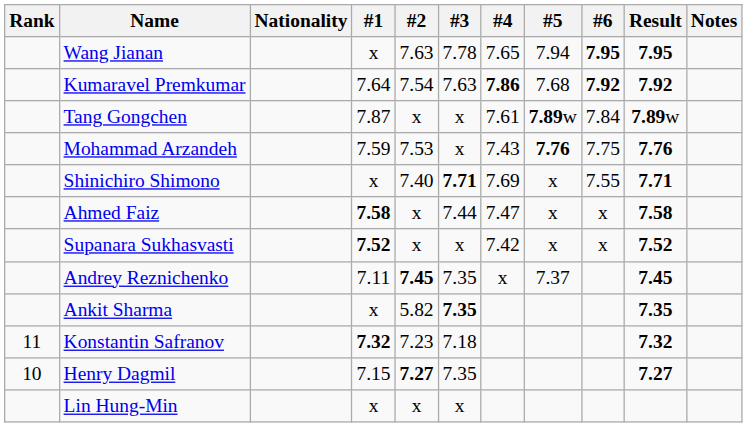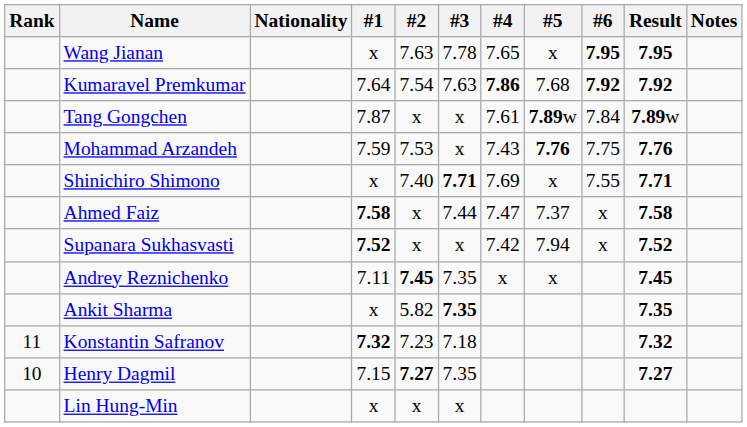(553, 52) 7.94 -> (553, 52) x
(553, 213) x -> (553, 213) 7.37
(553, 245) x -> (553, 245) 7.94
(553, 277) 7.37 -> (553, 277) x
